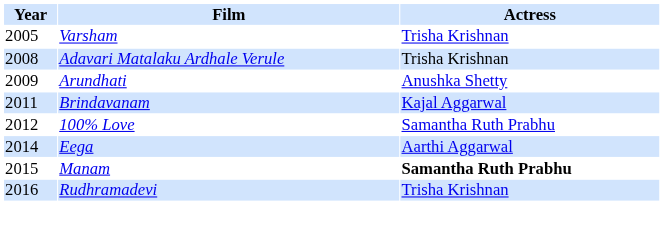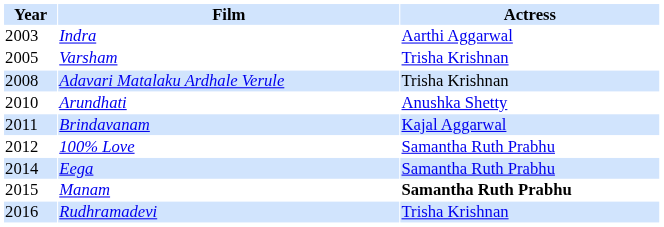+ row: (78, 36)
(22, 80) 2009 -> (22, 102) 2010
(457, 146) Aarthi Aggarwal -> (478, 168) Samantha Ruth Prabhu
